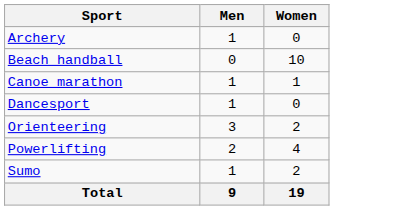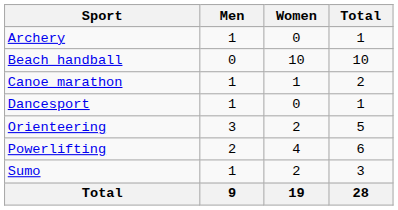+ column: (361, 16)
